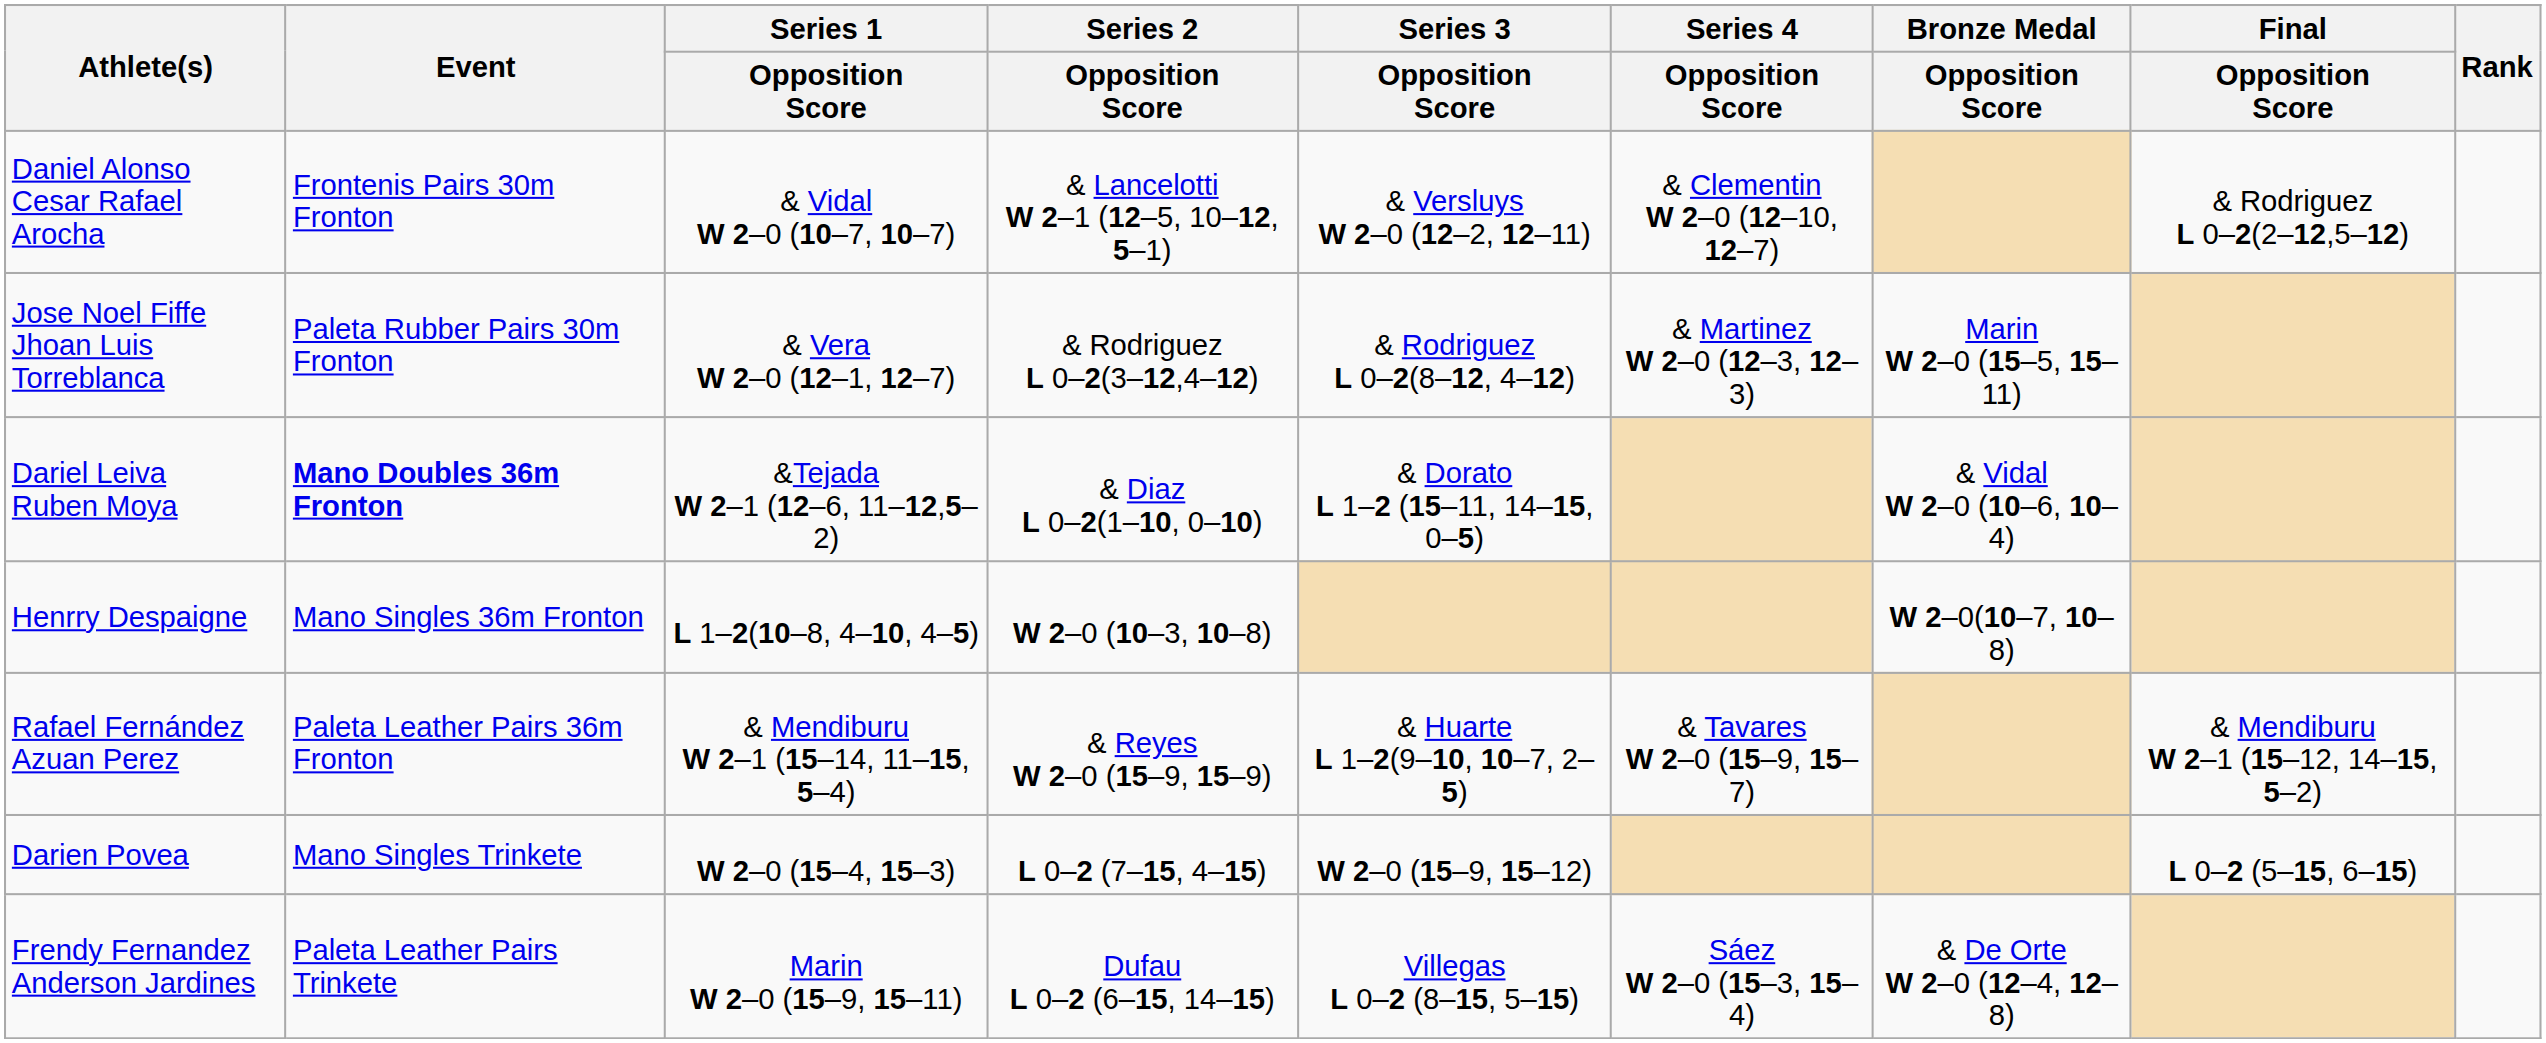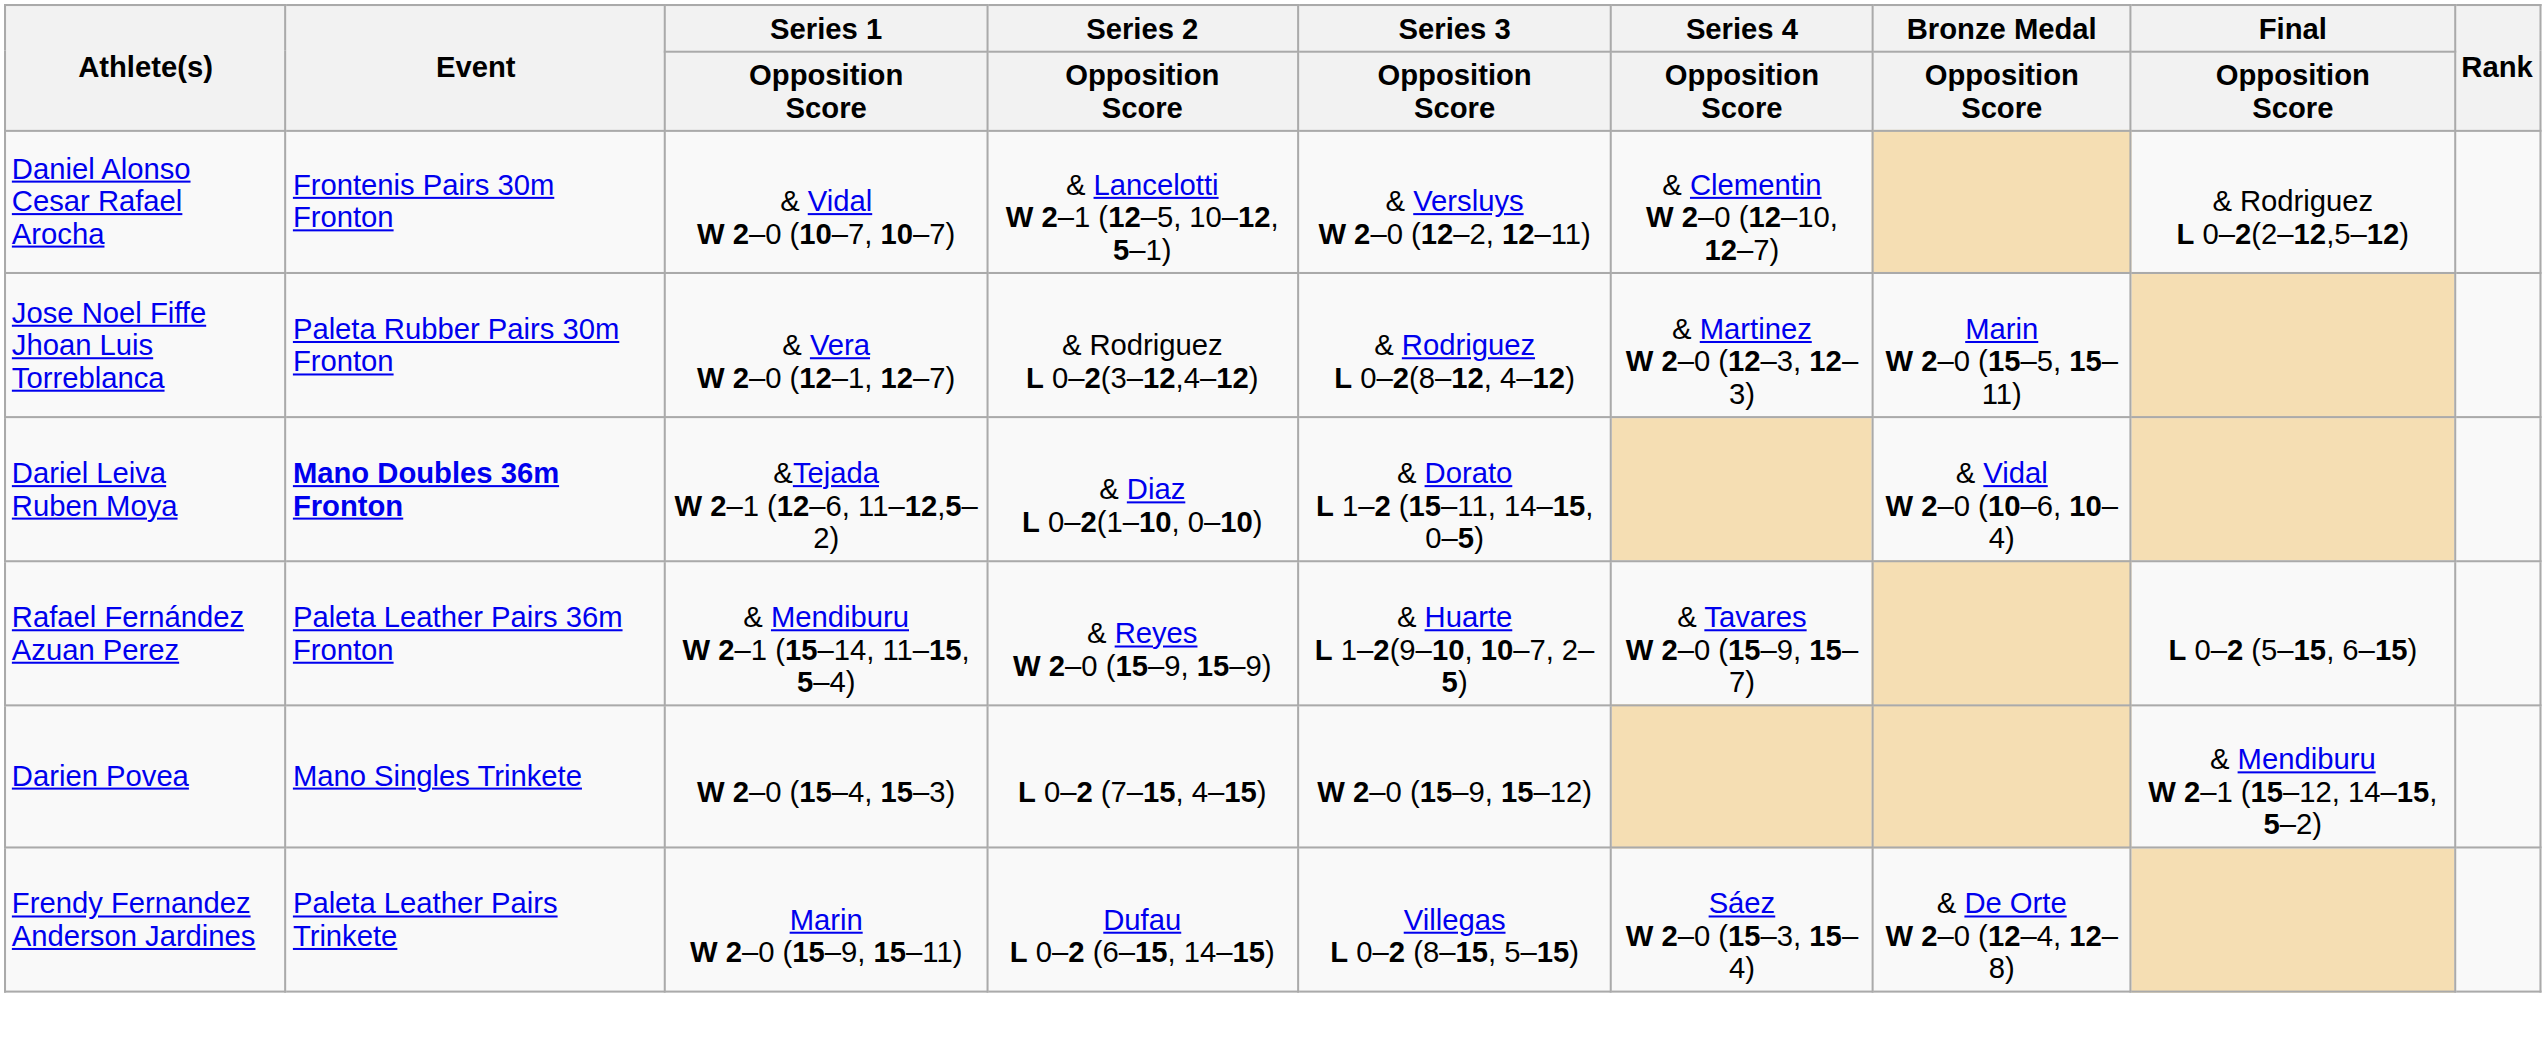- row: (130, 617)
(2293, 760) & Mendiburu W 2–1 (15–12, 14–15, 5–2) -> (2293, 649) L 0–2 (5–15, 6–15)
(2293, 871) L 0–2 (5–15, 6–15) -> (2293, 793) & Mendiburu W 2–1 (15–12, 14–15, 5–2)
